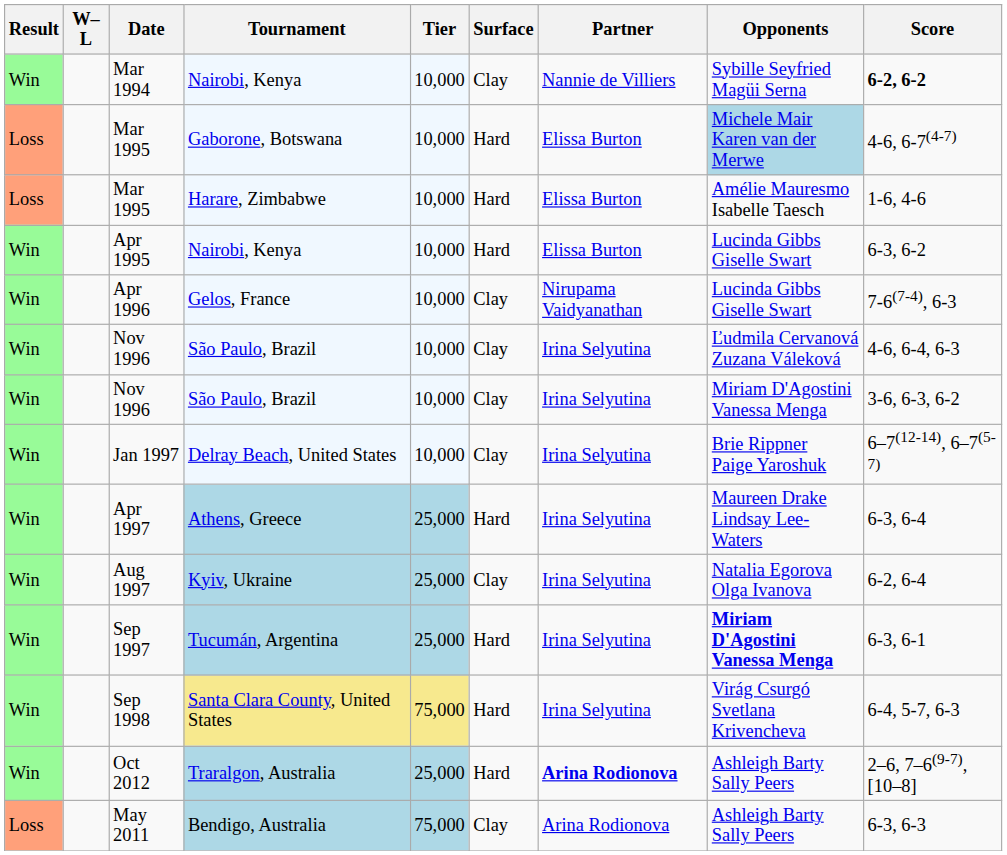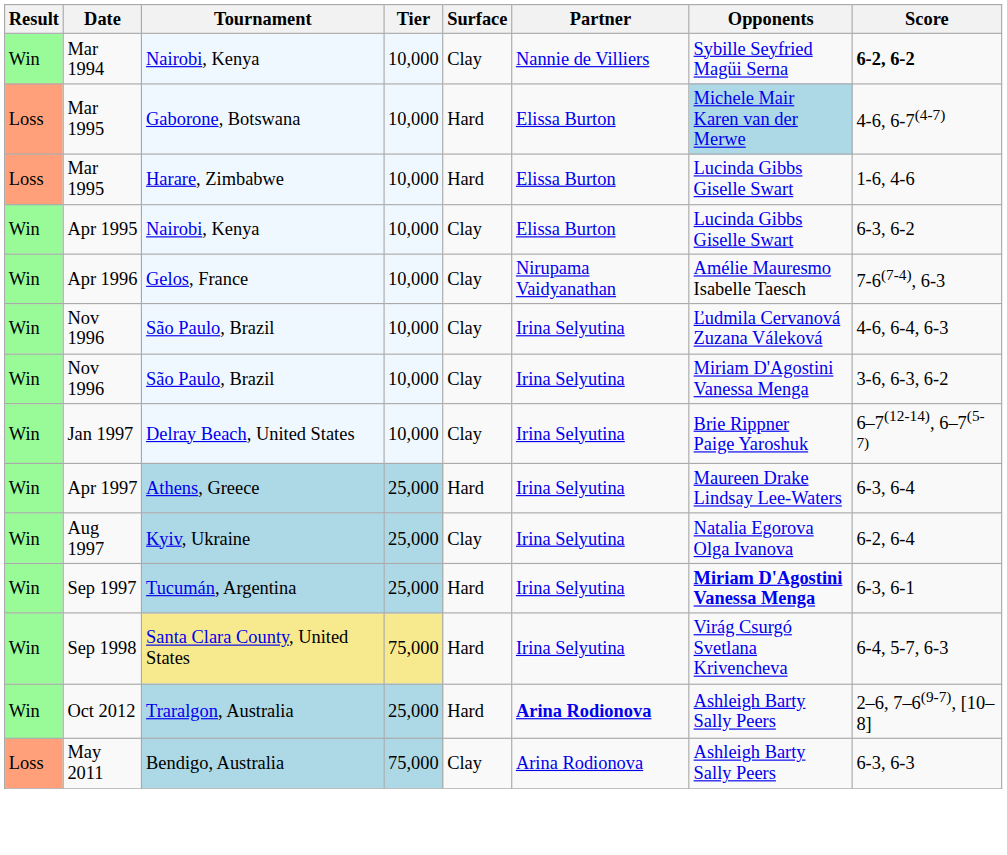- column: (86, 29)
(781, 199) Amélie Mauresmo Isabelle Taesch -> (748, 179) Lucinda Gibbs Giselle Swart
(492, 249) Hard -> (465, 228) Clay
(766, 299) Lucinda Gibbs Giselle Swart -> (762, 278) Amélie Mauresmo Isabelle Taesch
